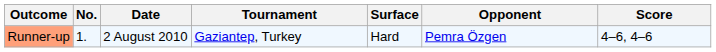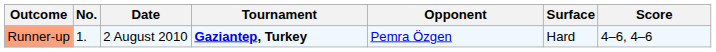columns swapped: (395, 14) <-> (510, 14)
(248, 36) normal -> (251, 36) bold
